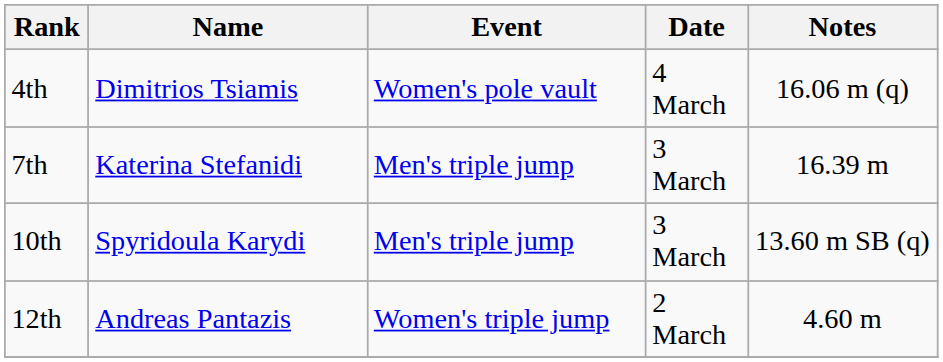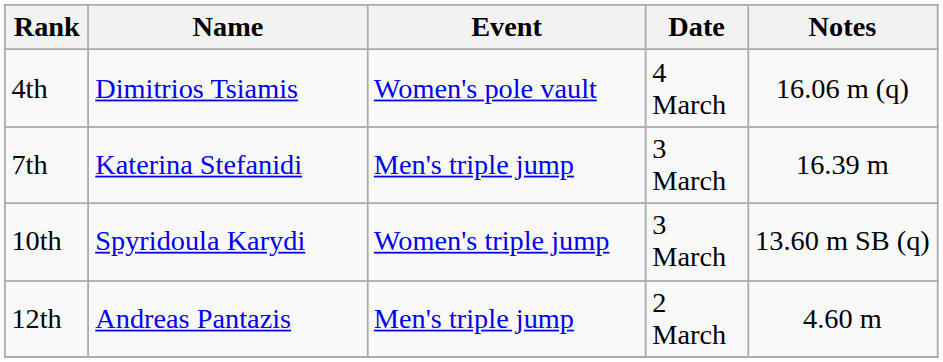(474, 241) Men's triple jump -> (492, 241) Women's triple jump
(492, 318) Women's triple jump -> (474, 318) Men's triple jump
